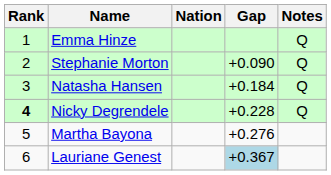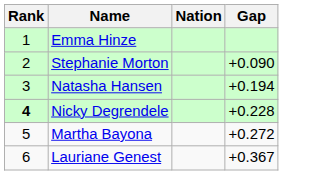- column: (302, 16)
(252, 87) +0.184 -> (252, 87) +0.194
(252, 134) +0.276 -> (252, 134) +0.272
(252, 157) lightblue background -> (252, 157) no background
